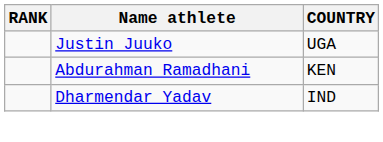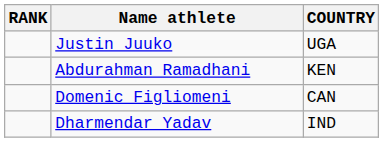+ row: (143, 97)
